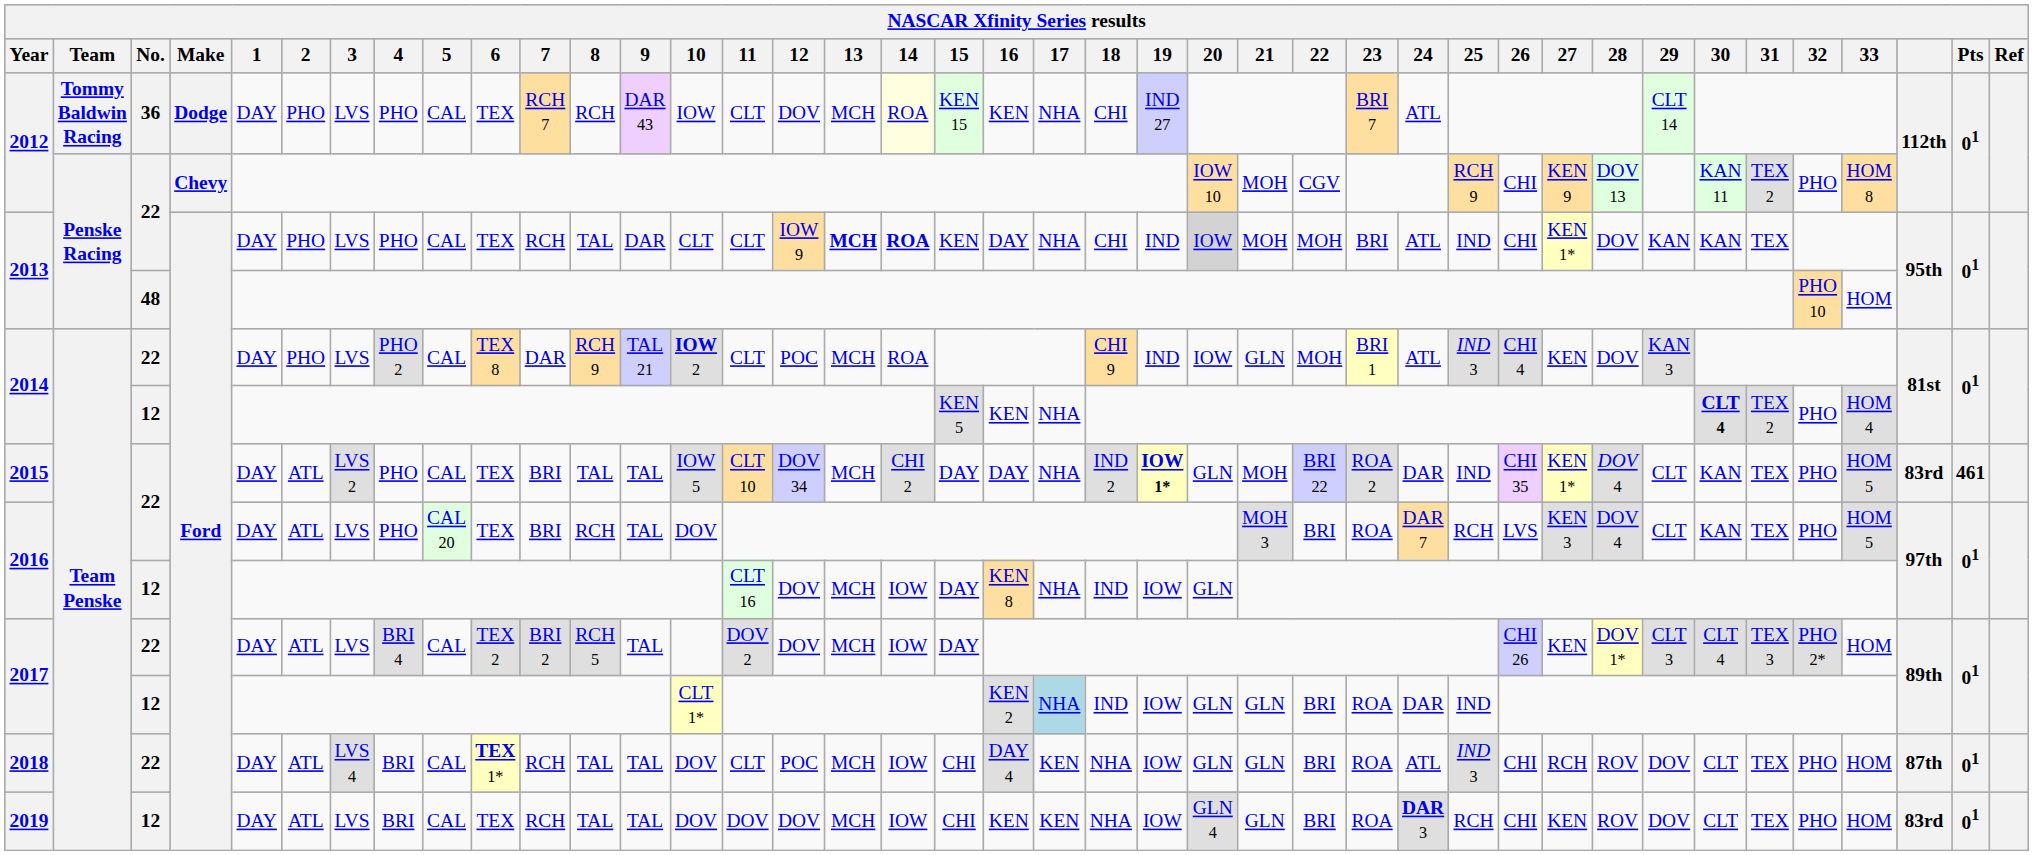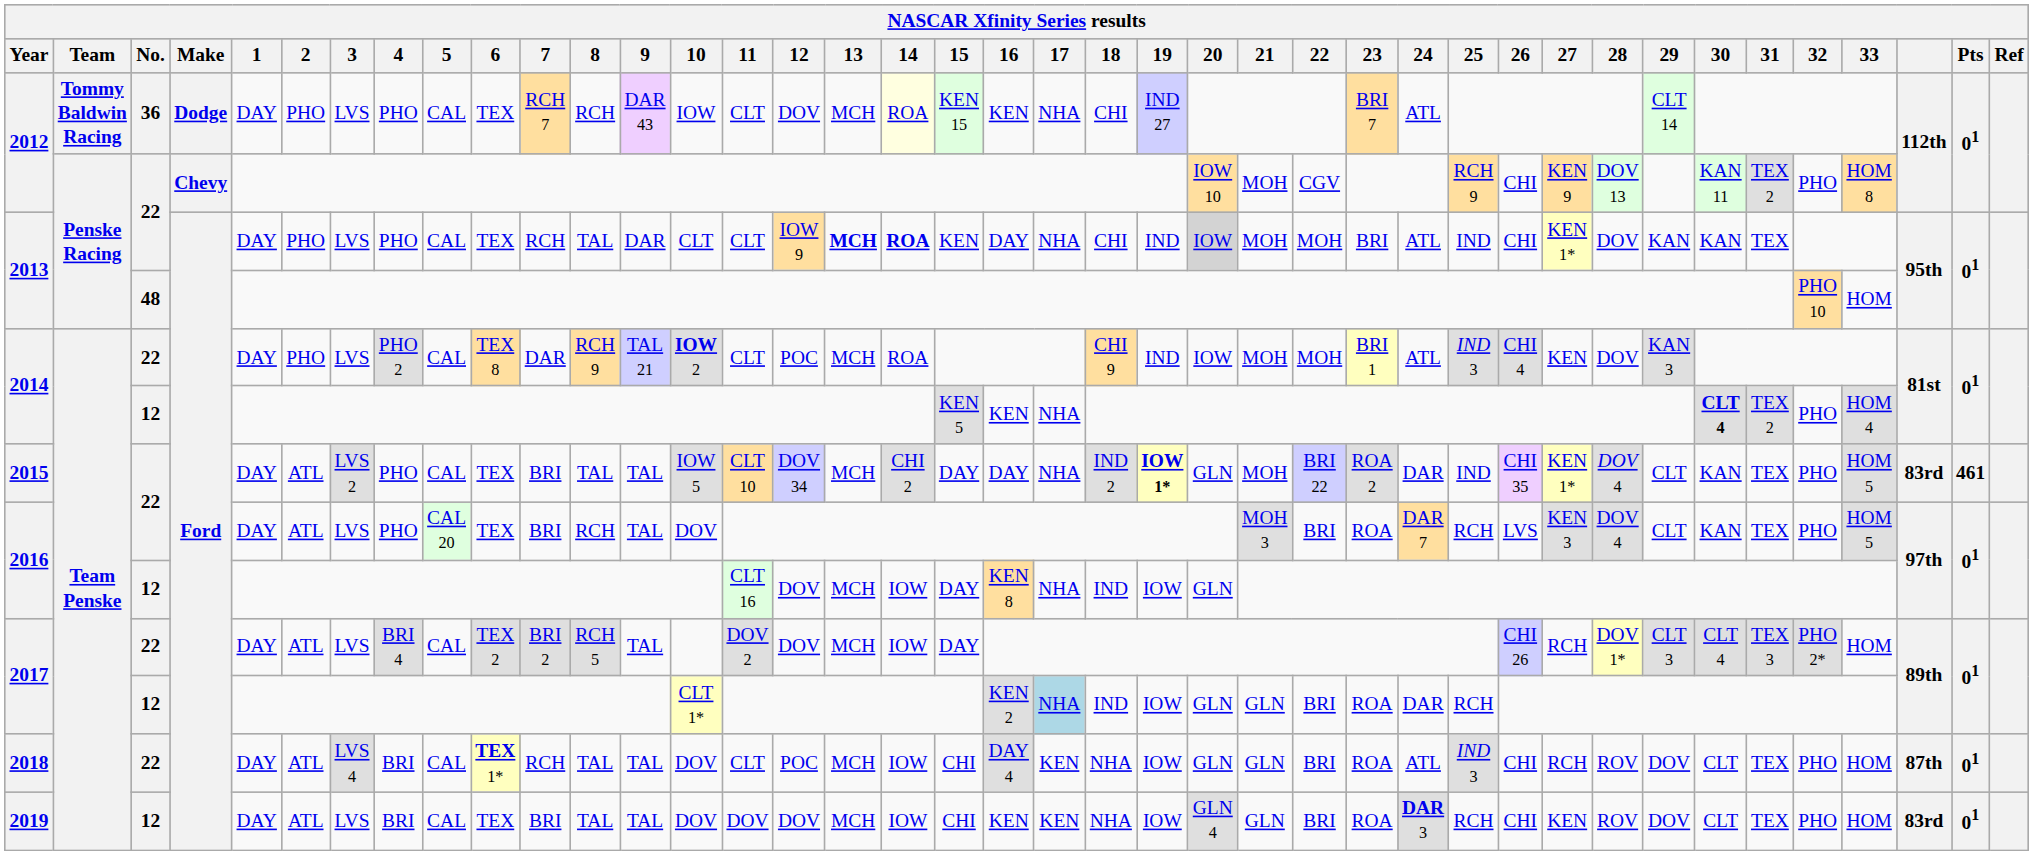(1265, 356) GLN -> (1265, 356) MOH
(1567, 646) KEN -> (1567, 646) RCH
(1474, 704) IND -> (1474, 704) RCH
(545, 820) RCH -> (545, 820) BRI
